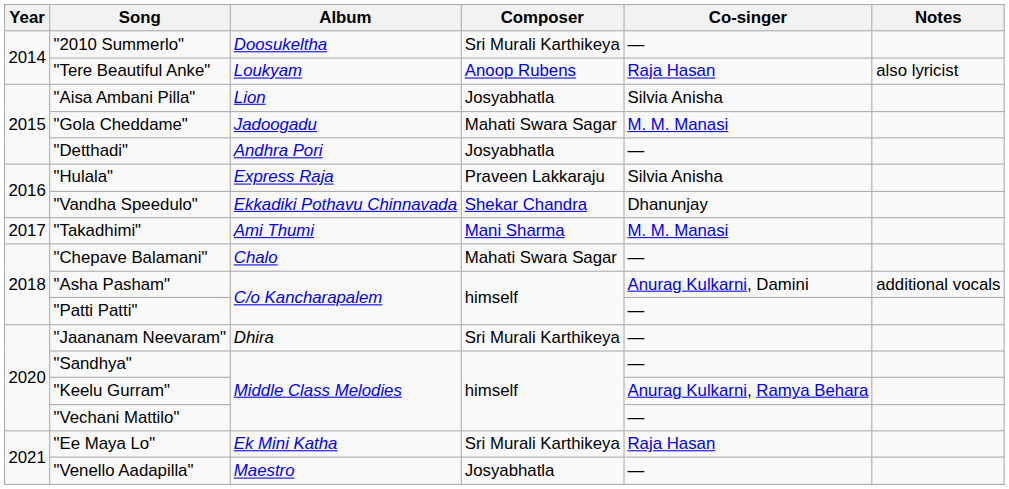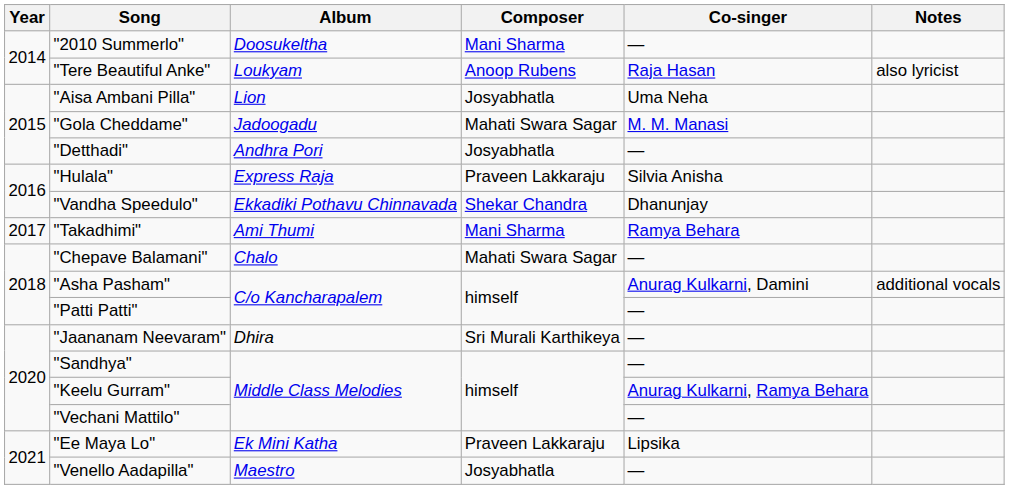(542, 44) Sri Murali Karthikeya -> (515, 44) Mani Sharma
(675, 97) Silvia Anisha -> (668, 97) Uma Neha
(678, 230) M. M. Manasi -> (684, 230) Ramya Behara
(542, 444) Sri Murali Karthikeya -> (535, 444) Praveen Lakkaraju
(671, 444) Raja Hasan -> (654, 444) Lipsika
